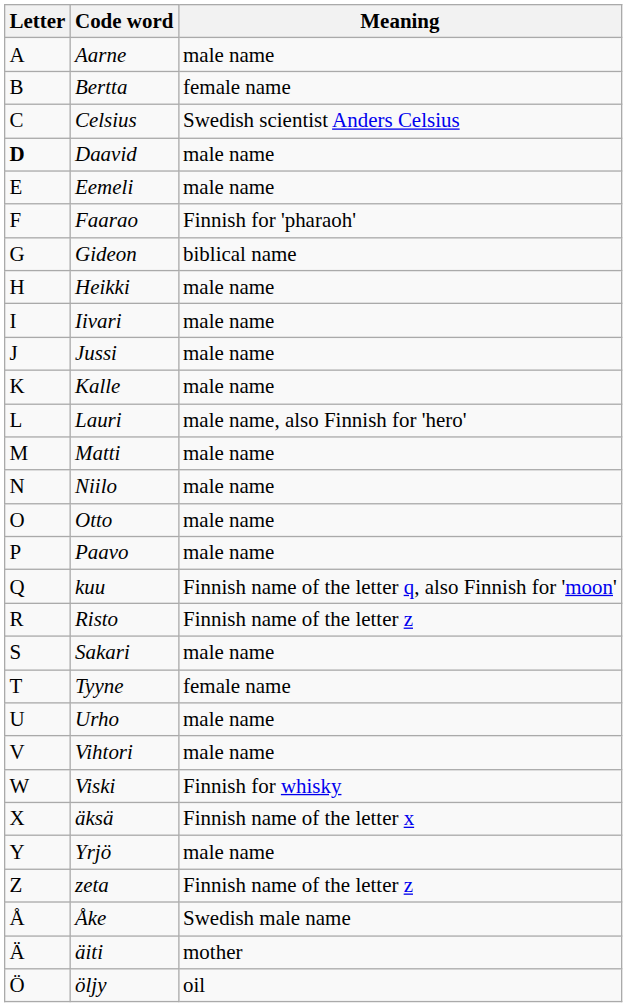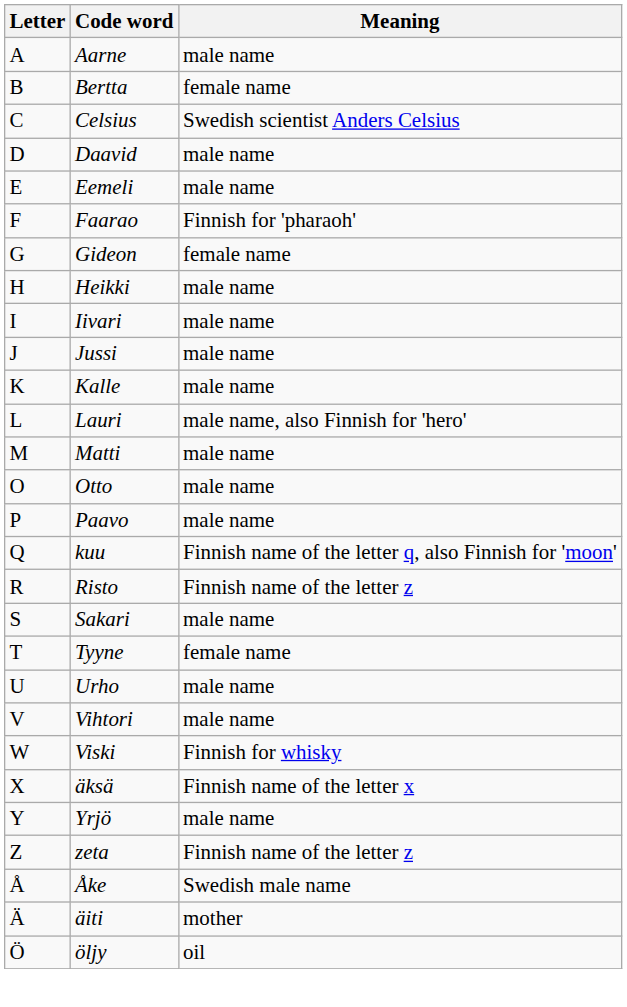(17, 154) bold -> (17, 154) normal
(240, 253) biblical name -> (237, 253) female name
- row: (96, 486)
